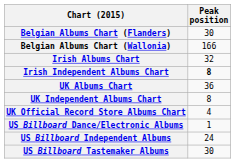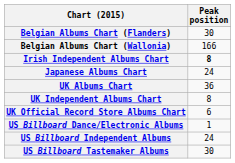- row: (96, 60)
+ row: (96, 73)
(209, 112) 4 -> (209, 112) 6
